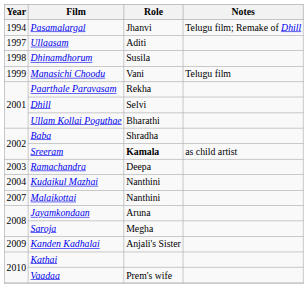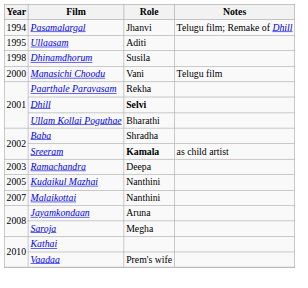(16, 43) 1997 -> (16, 43) 1995
(16, 74) 1999 -> (16, 74) 2000
(136, 105) normal -> (136, 105) bold
(16, 182) 2004 -> (16, 182) 2005
- row: (65, 244)
